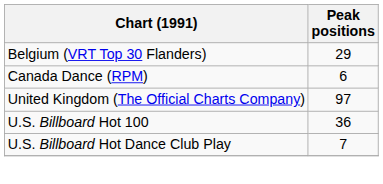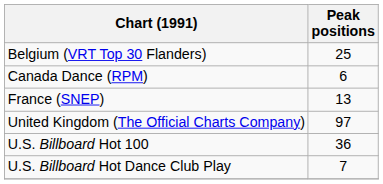(343, 54) 29 -> (343, 54) 25
+ row: (56, 99)
